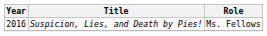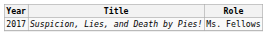(16, 24) 2016 -> (16, 24) 2017
